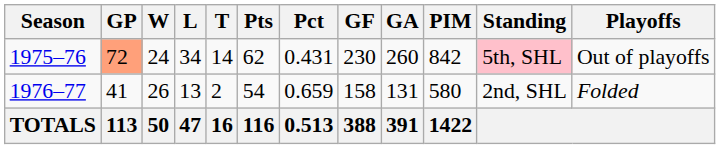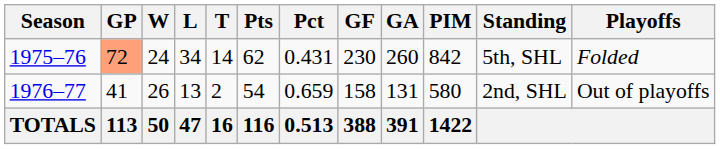(522, 56) pink background -> (522, 56) no background
(643, 56) Out of playoffs -> (608, 56) Folded
(608, 90) Folded -> (643, 90) Out of playoffs
